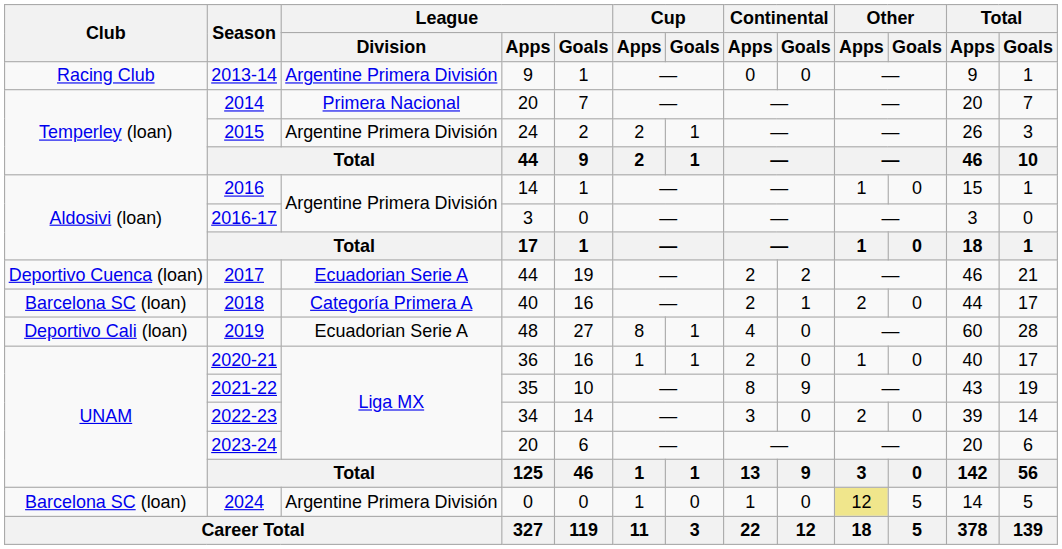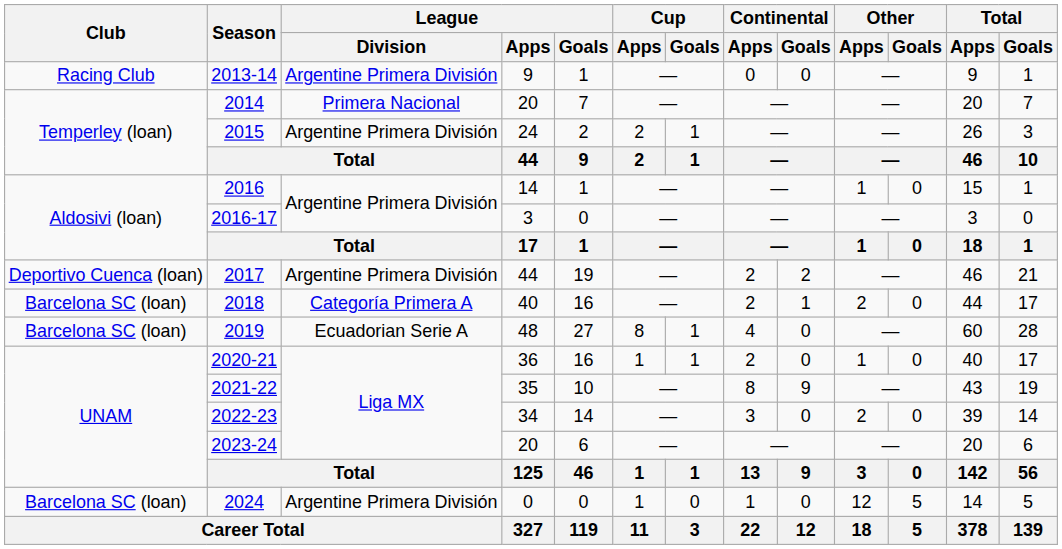(391, 274) Ecuadorian Serie A -> (391, 274) Argentine Primera División
(106, 331) Deportivo Cali (loan) -> (106, 331) Barcelona SC (loan)
(861, 501) khaki background -> (861, 501) no background
